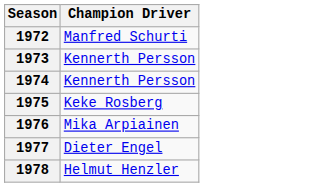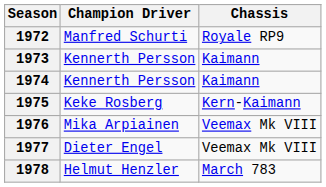+ column: (259, 16)
